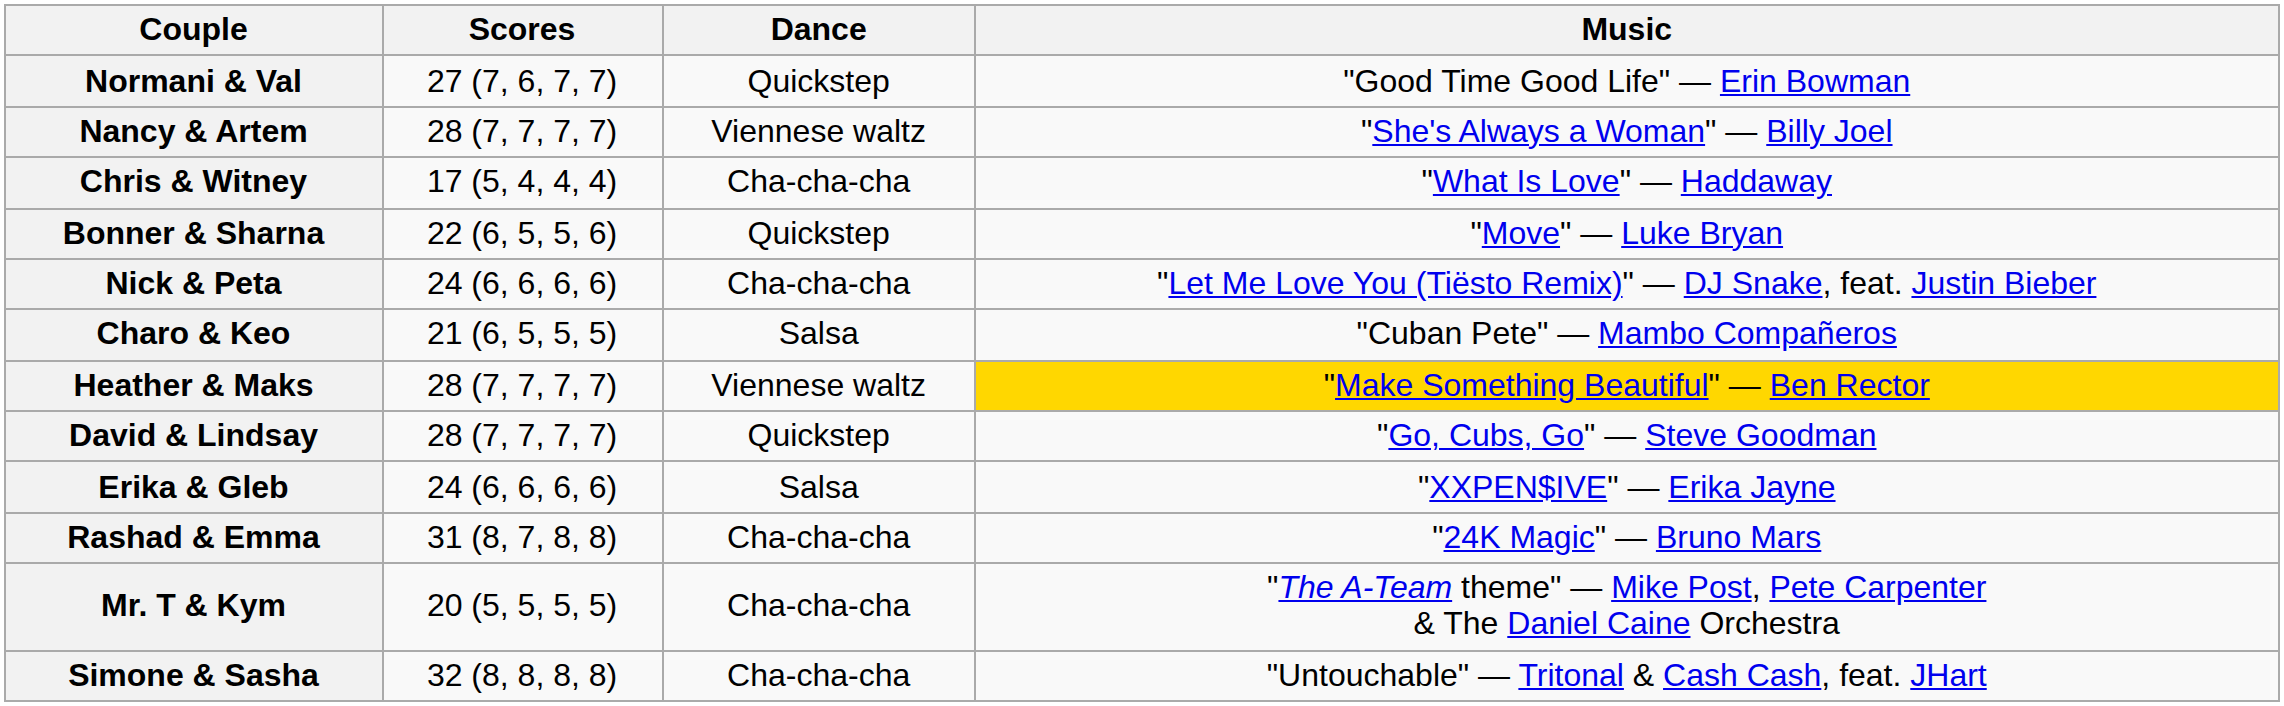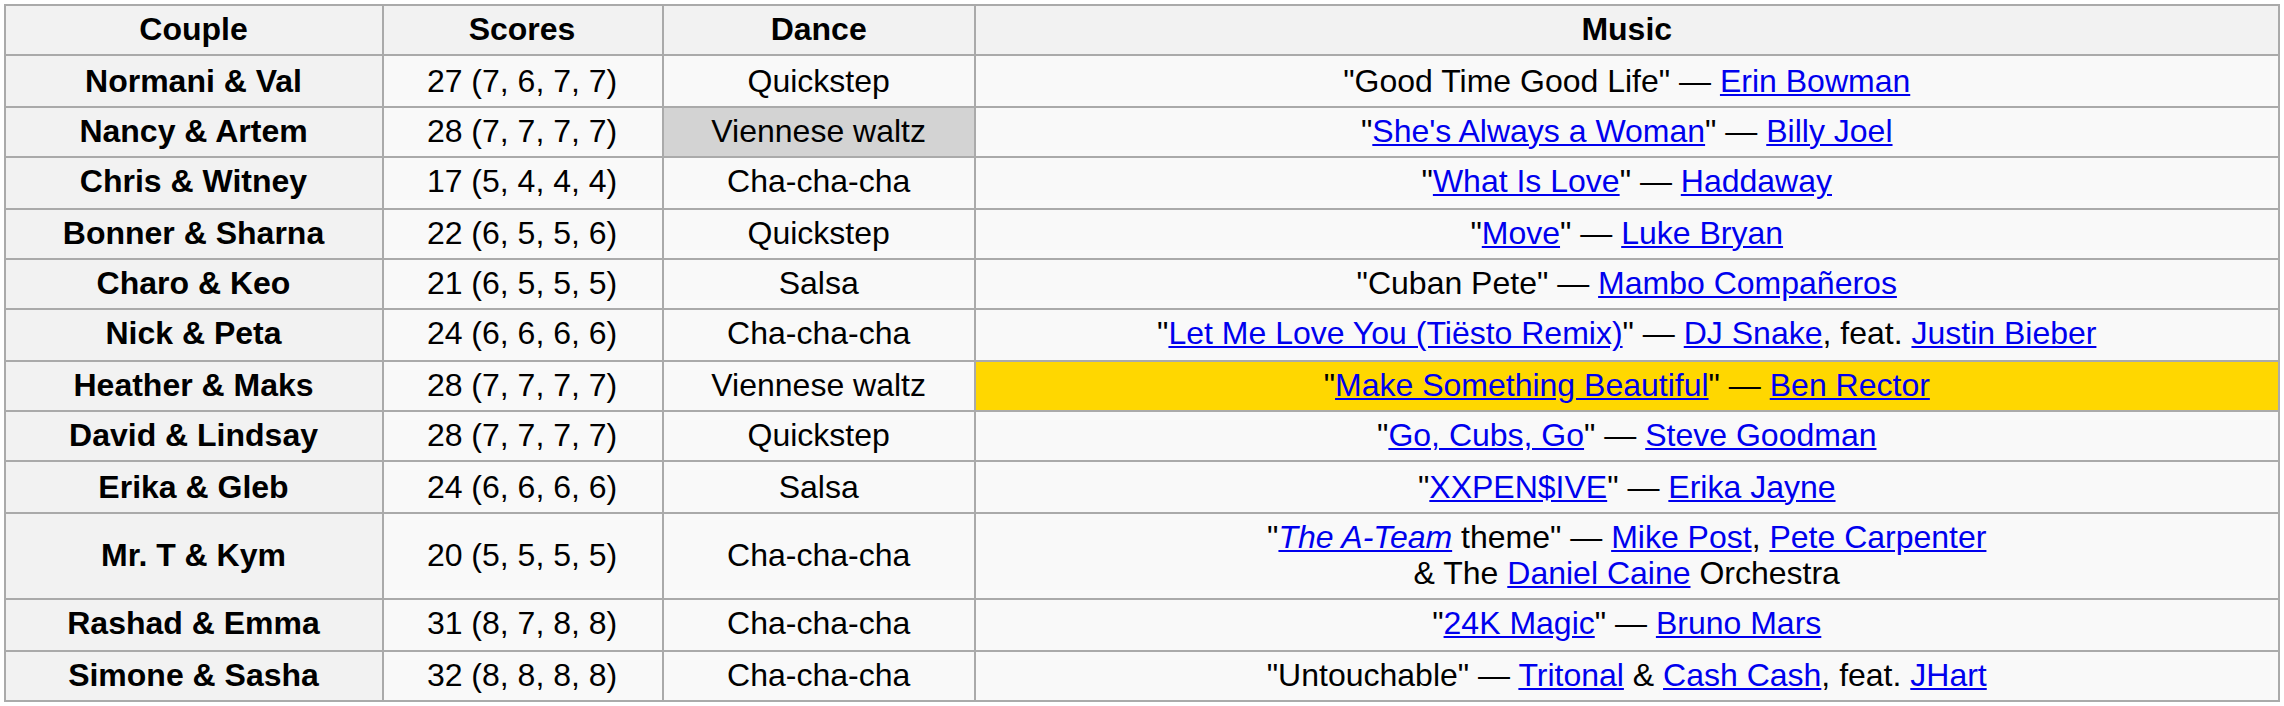(819, 131) no background -> (819, 131) lightgrey background
rows swapped: (194, 334) <-> (194, 283)
rows swapped: (194, 537) <-> (194, 606)
